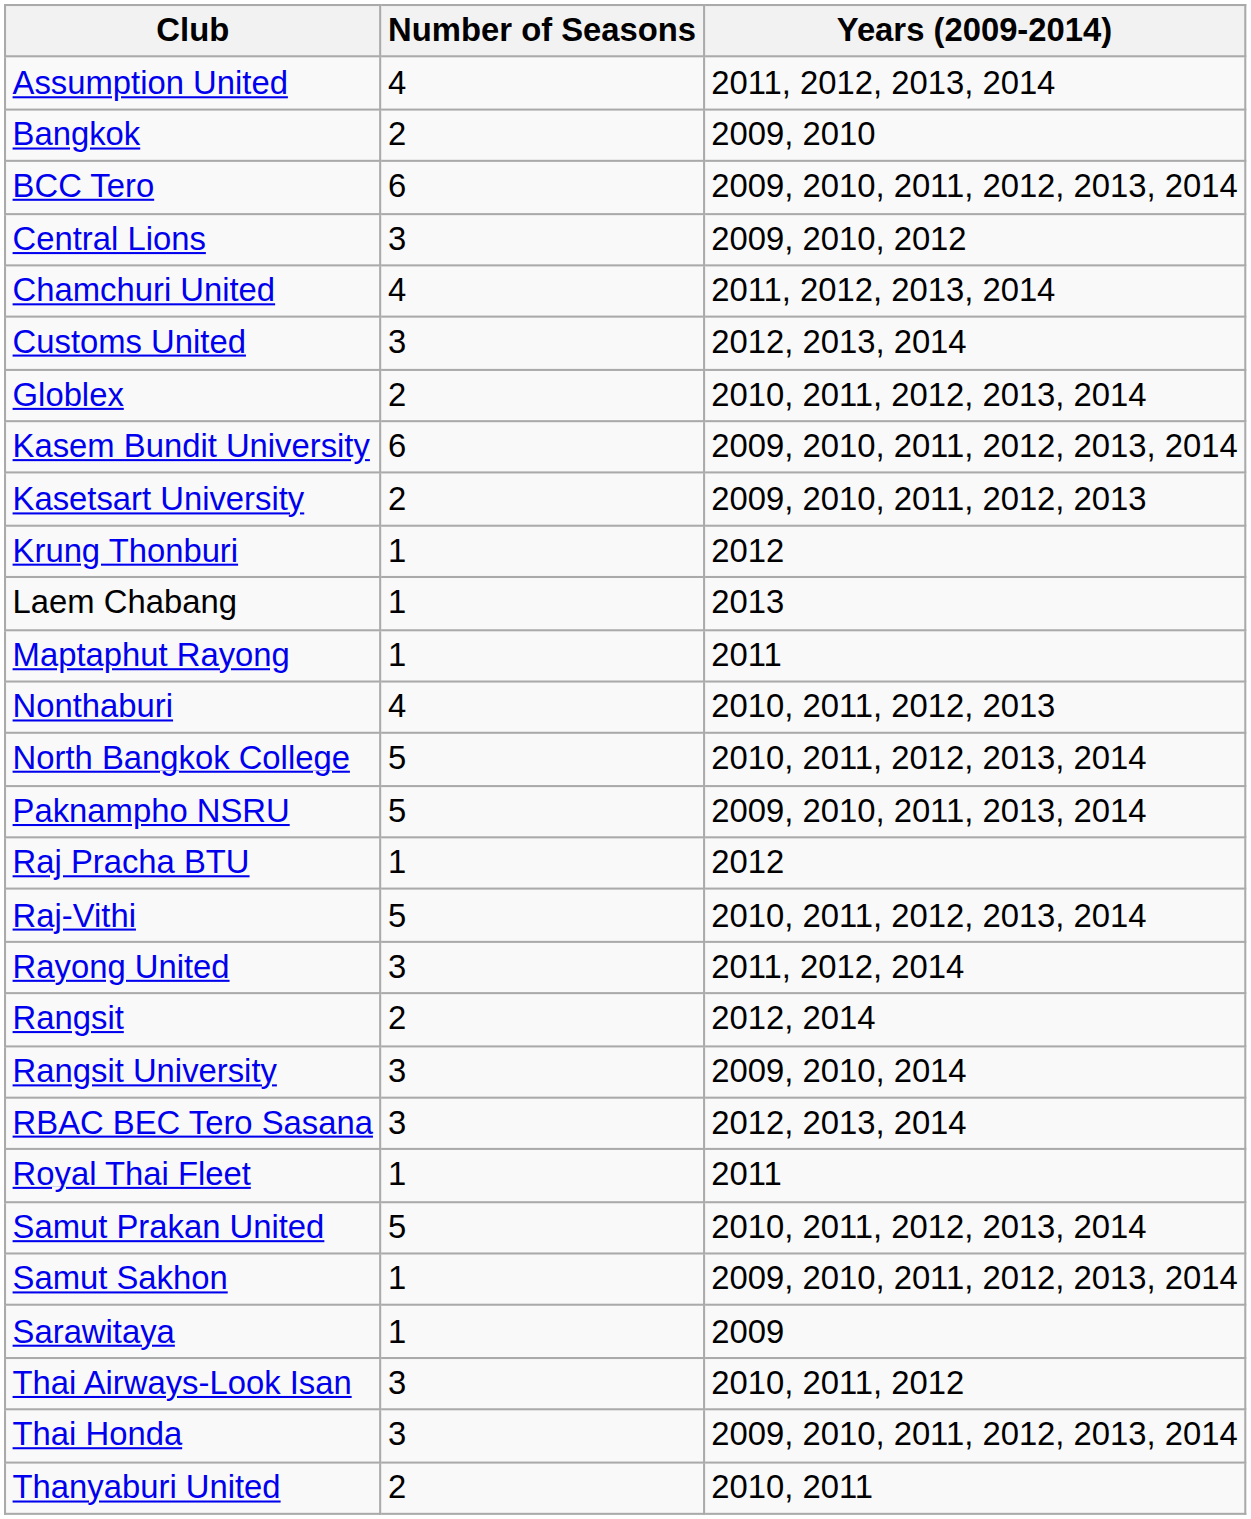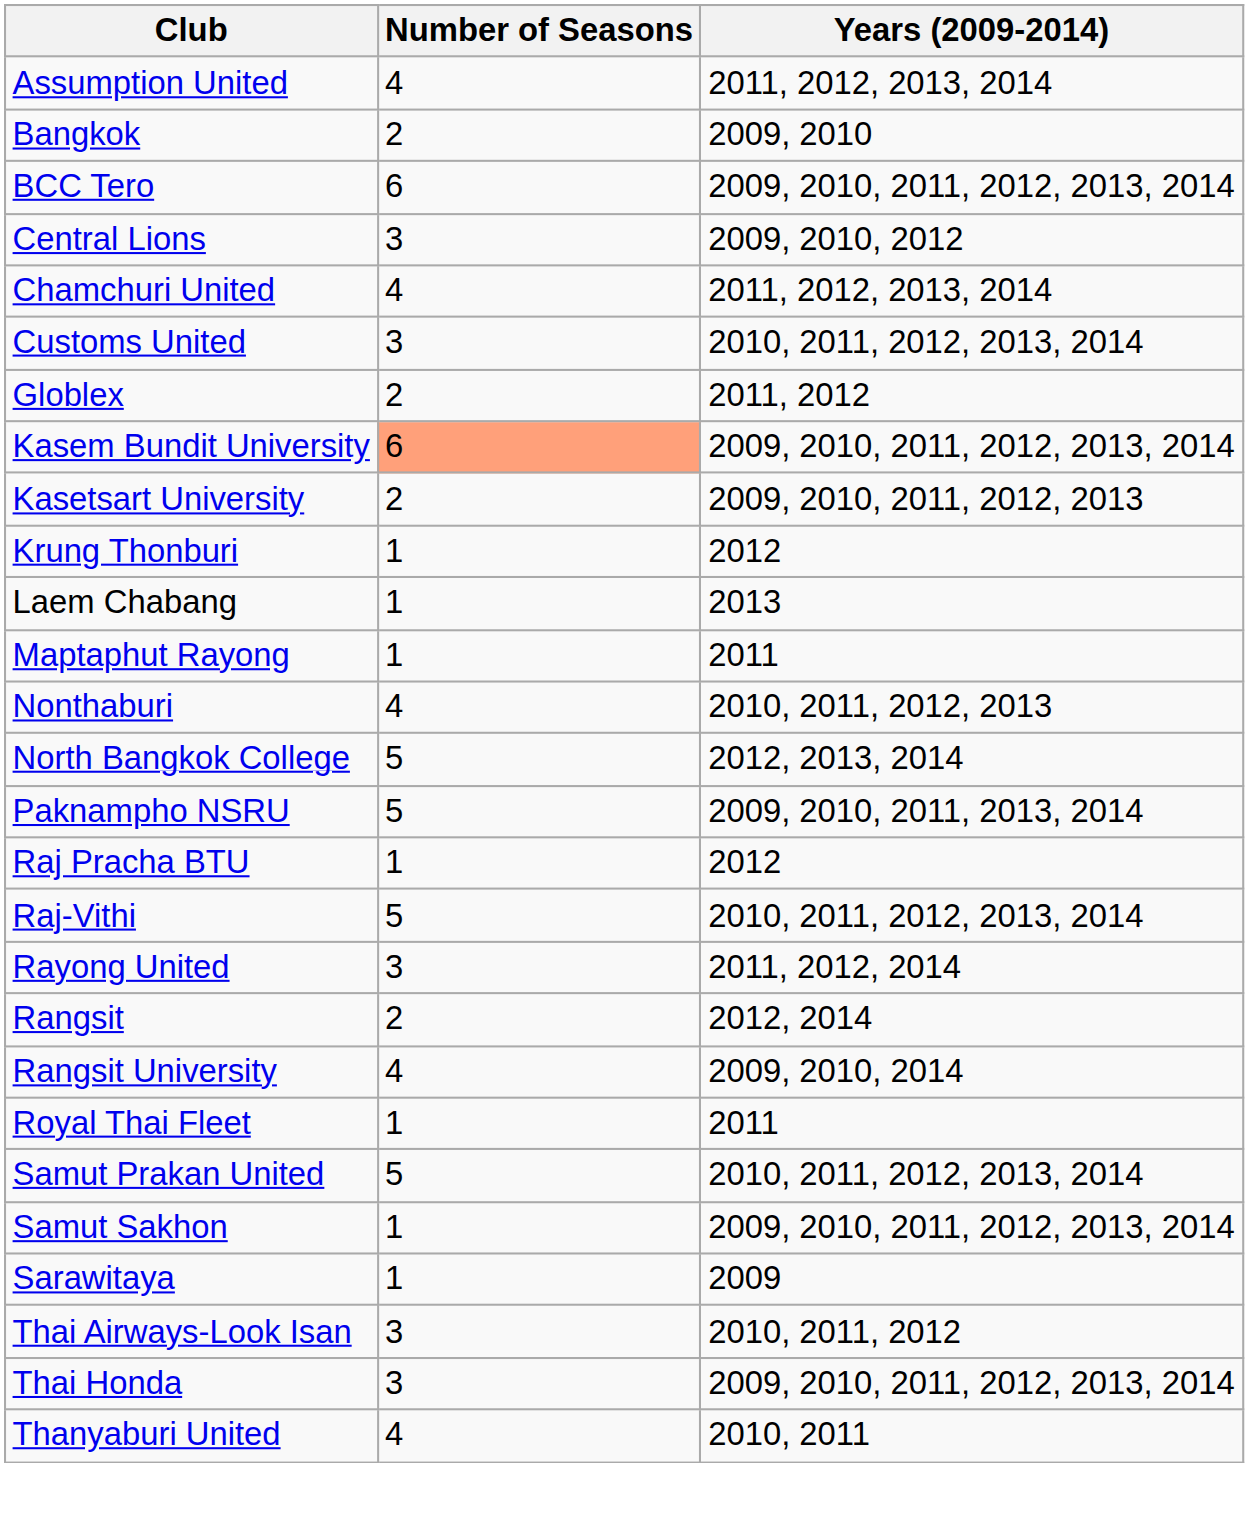(839, 342) 2012, 2013, 2014 -> (926, 342) 2010, 2011, 2012, 2013, 2014
(929, 394) 2010, 2011, 2012, 2013, 2014 -> (789, 394) 2011, 2012
(397, 446) no background -> (394, 446) lightsalmon background
(929, 758) 2010, 2011, 2012, 2013, 2014 -> (836, 758) 2012, 2013, 2014
(397, 1070) 3 -> (394, 1070) 4
- row: (193, 1122)
(397, 1487) 2 -> (394, 1435) 4
